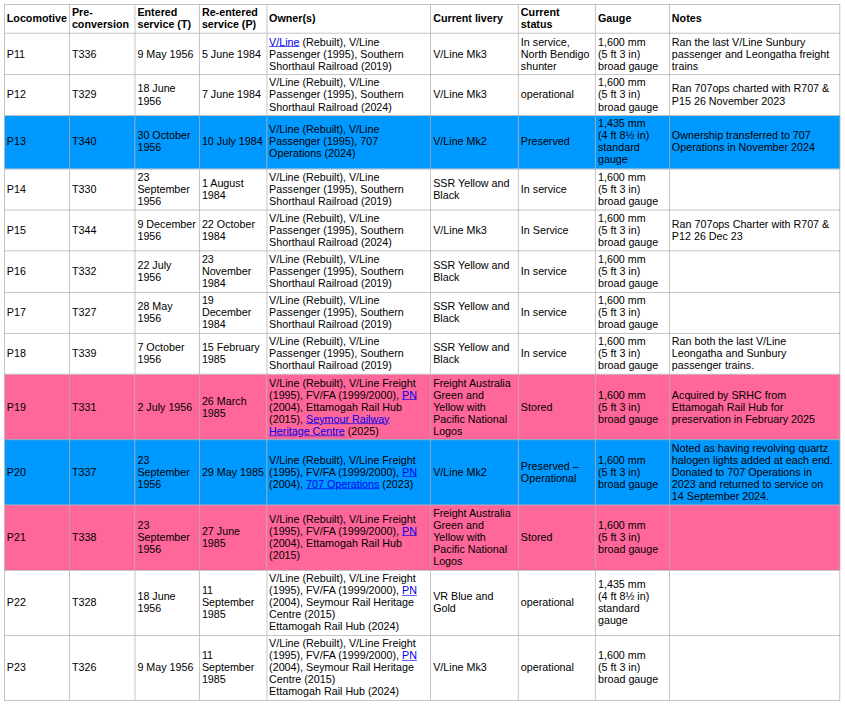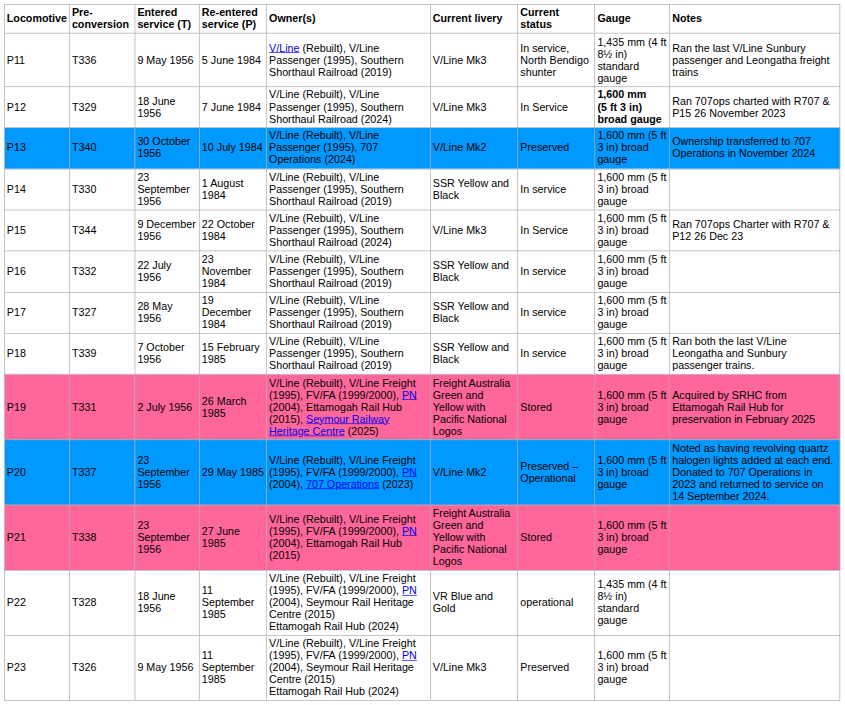(628, 54) 1,600 mm (5 ft 3 in) broad gauge -> (632, 60) 1,435 mm (4 ft 8½ in) standard gauge
(547, 95) operational -> (544, 107) In Service
(628, 95) normal -> (630, 107) bold
(624, 142) 1,435 mm (4 ft 8½ in) standard gauge -> (632, 148) 1,600 mm (5 ft 3 in) broad gauge
(547, 668) operational -> (545, 668) Preserved
